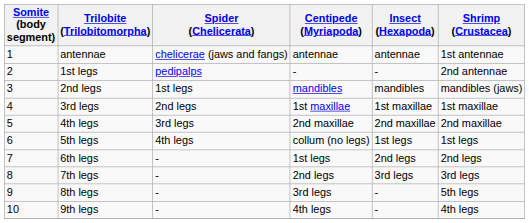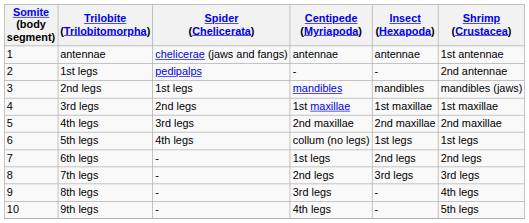(460, 192) 5th legs -> (460, 192) 4th legs
(460, 210) 4th legs -> (460, 210) 5th legs
